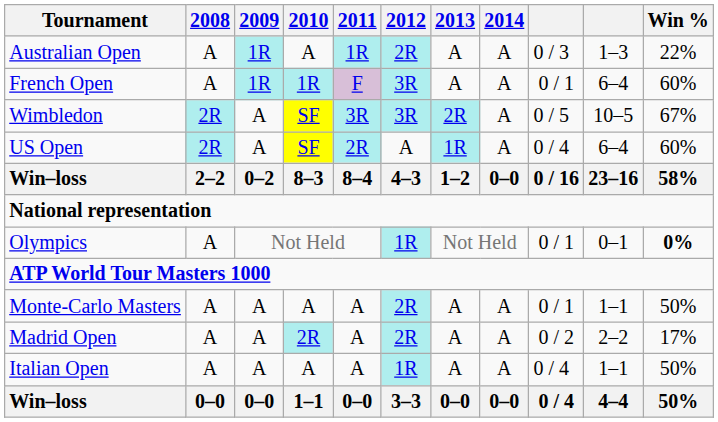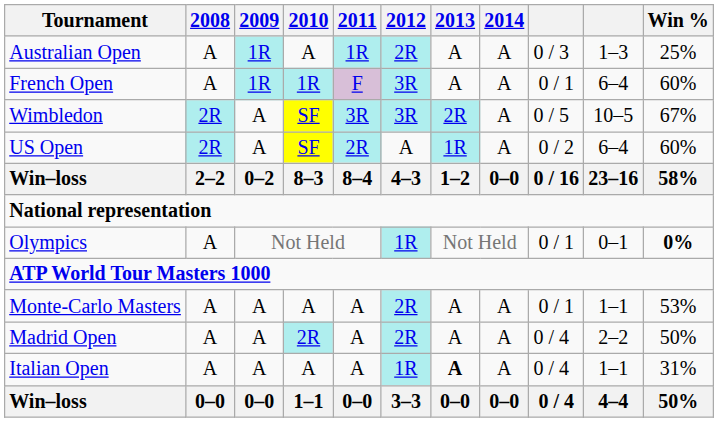(678, 52) 22% -> (678, 52) 25%
(551, 147) 0 / 4 -> (556, 147) 0 / 2
(678, 305) 50% -> (678, 305) 53%
(556, 337) 0 / 2 -> (551, 337) 0 / 4
(678, 337) 17% -> (678, 337) 50%
(455, 369) normal -> (455, 369) bold
(678, 369) 50% -> (678, 369) 31%
